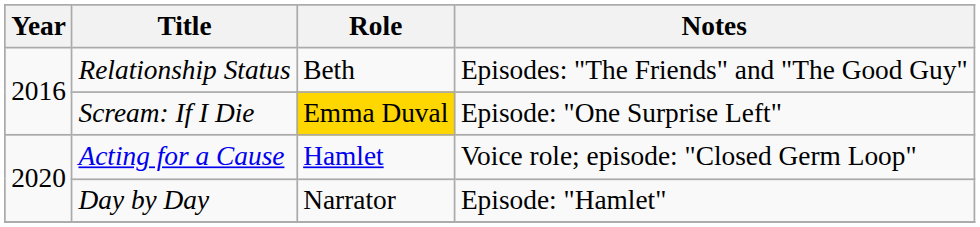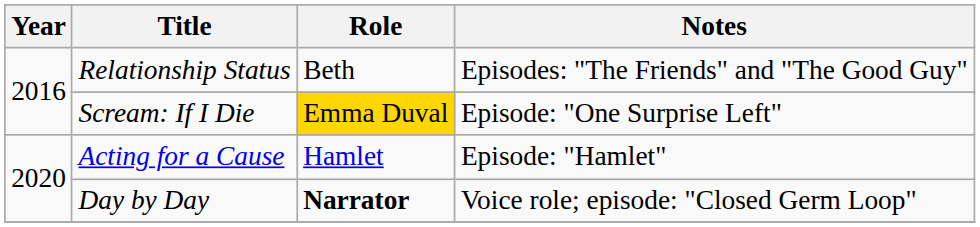(689, 156) Voice role; episode: "Closed Germ Loop" -> (564, 156) Episode: "Hamlet"
(349, 199) normal -> (356, 199) bold
(564, 199) Episode: "Hamlet" -> (689, 199) Voice role; episode: "Closed Germ Loop"
